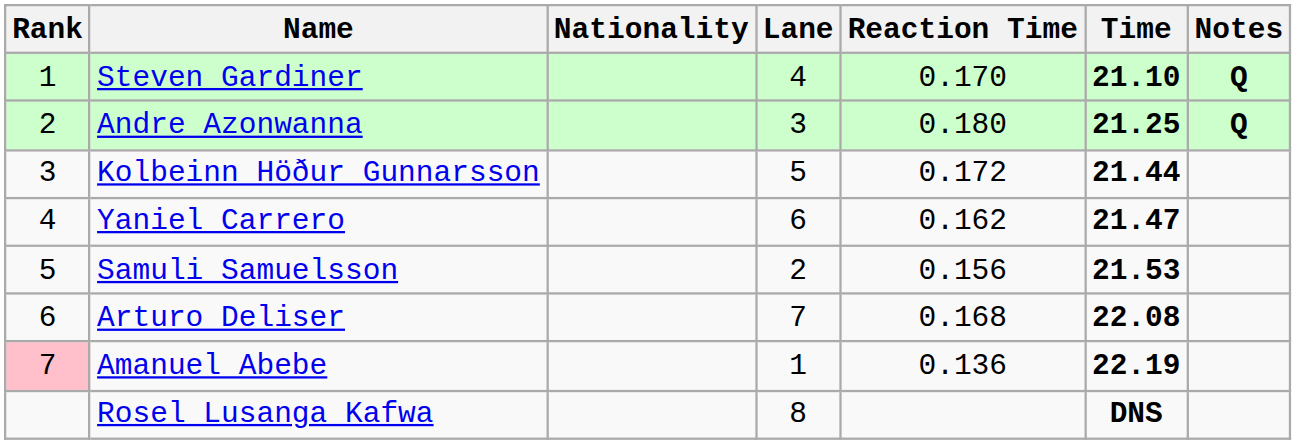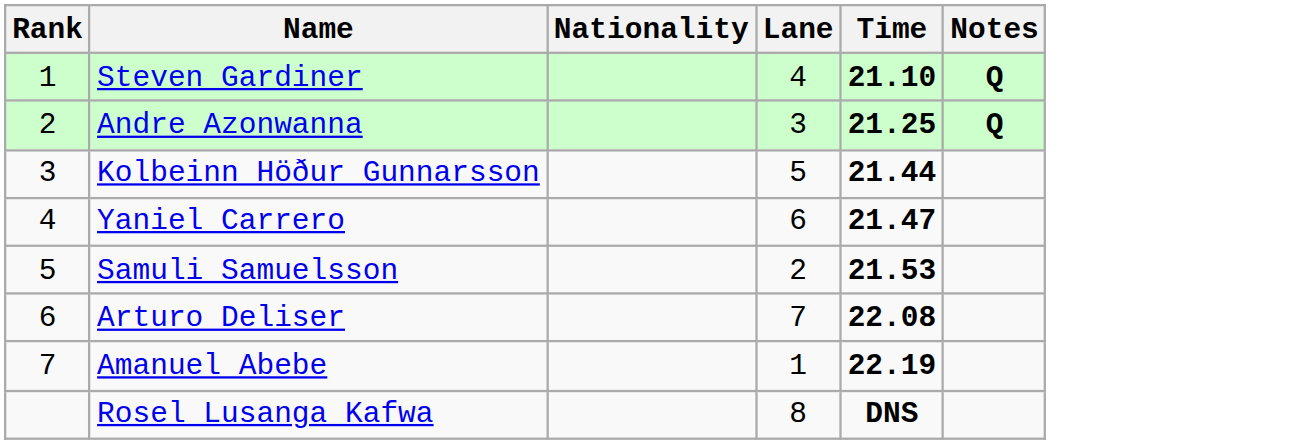- column: (963, 29)
(48, 366) pink background -> (48, 366) no background
